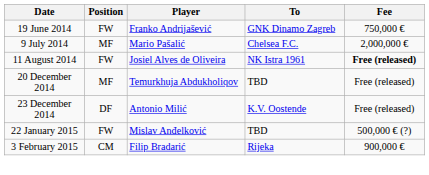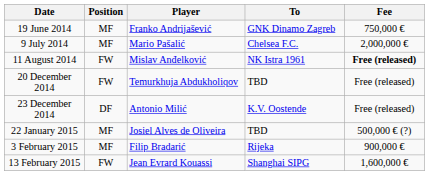(106, 28) FW -> (106, 28) MF
(177, 60) Josiel Alves de Oliveira -> (168, 60) Mislav Anđelković
(106, 82) MF -> (106, 82) FW
(106, 131) FW -> (106, 131) MF
(168, 131) Mislav Anđelković -> (177, 131) Josiel Alves de Oliveira
(106, 147) CM -> (106, 147) MF
+ row: (44, 163)
